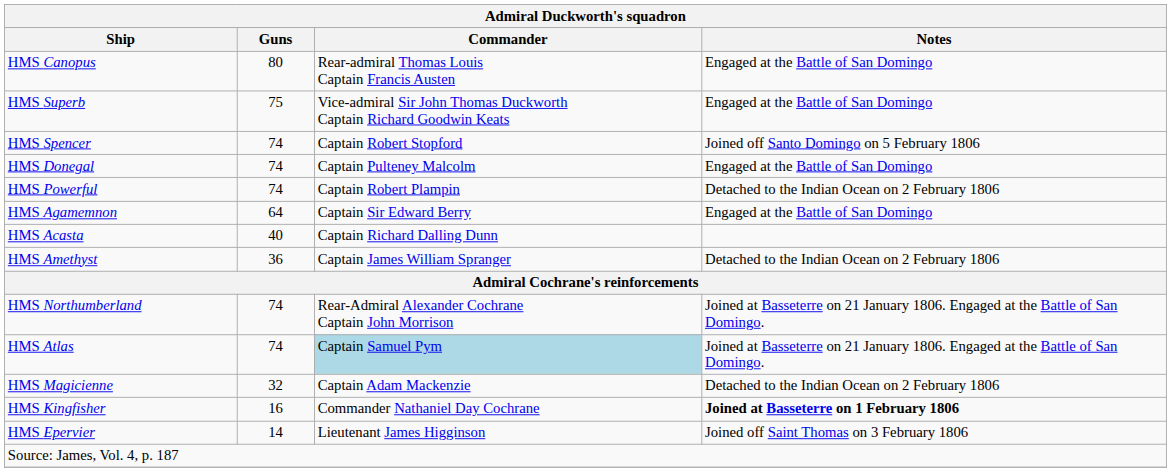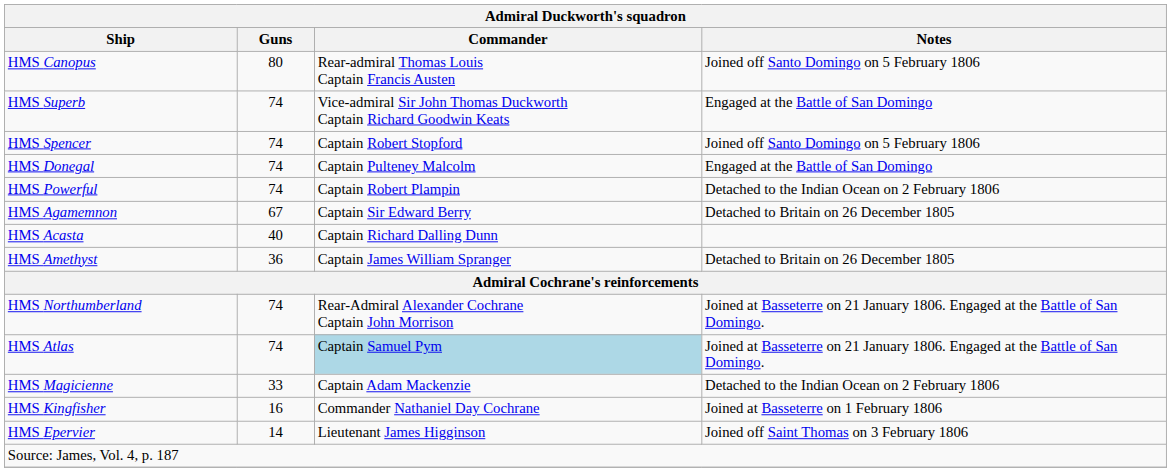(819, 62) Engaged at the Battle of San Domingo -> (842, 62) Joined off Santo Domingo on 5 February 1806
(276, 102) 75 -> (276, 102) 74
(276, 212) 64 -> (276, 212) 67
(819, 212) Engaged at the Battle of San Domingo -> (830, 212) Detached to Britain on 26 December 1805
(852, 259) Detached to the Indian Ocean on 2 February 1806 -> (830, 259) Detached to Britain on 26 December 1805
(276, 385) 32 -> (276, 385) 33
(832, 409) bold -> (824, 409) normal
